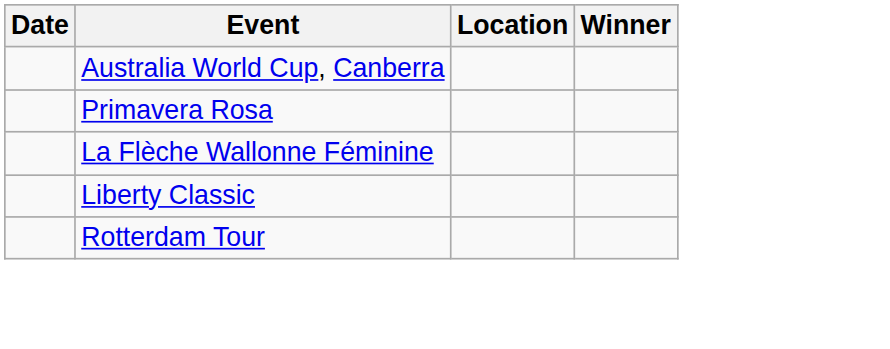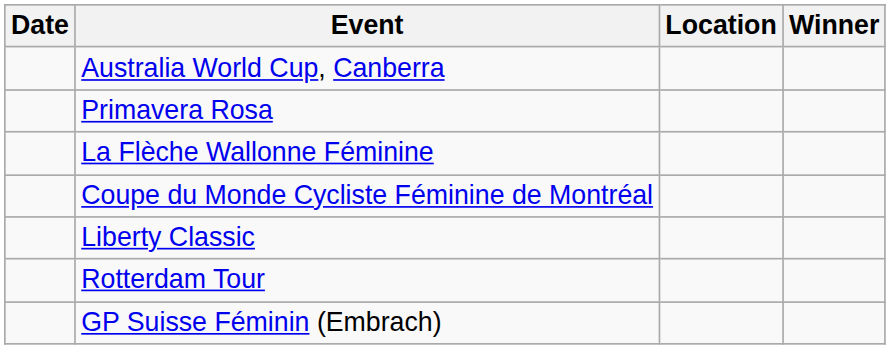+ row: (367, 195)
+ row: (261, 322)
